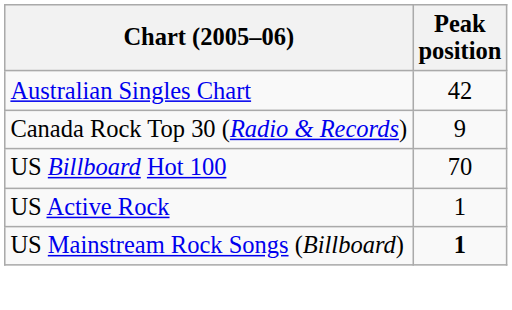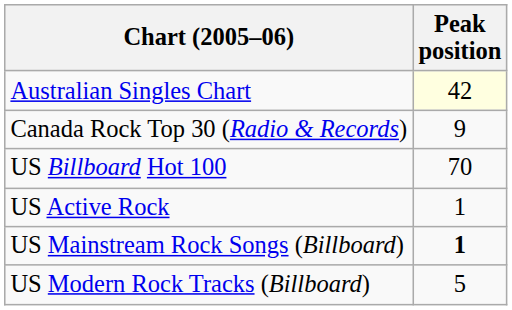(460, 90) no background -> (460, 90) lightyellow background
+ row: (190, 284)
